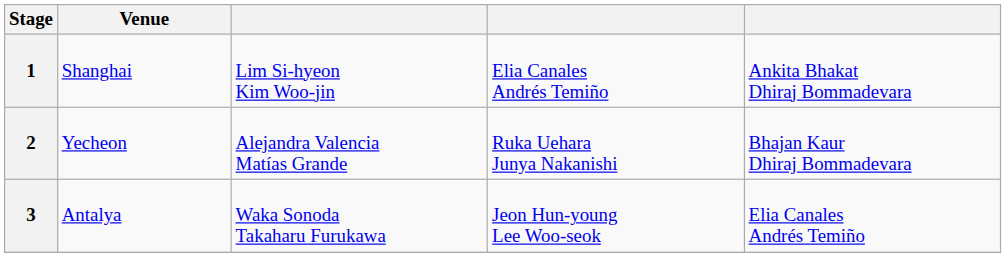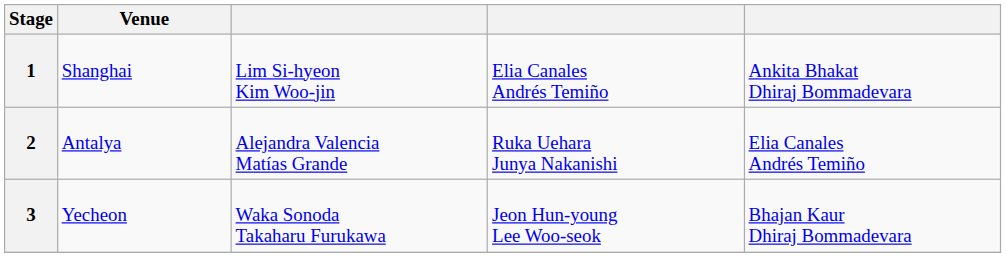(94, 143) Yecheon -> (92, 143) Antalya
(830, 153) Bhajan Kaur Dhiraj Bommadevara -> (807, 153) Elia Canales Andrés Temiño
(92, 215) Antalya -> (94, 215) Yecheon
(807, 226) Elia Canales Andrés Temiño -> (830, 226) Bhajan Kaur Dhiraj Bommadevara
